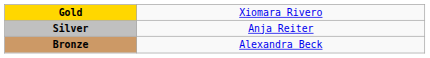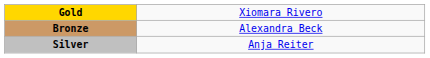rows swapped: (71, 29) <-> (71, 45)
